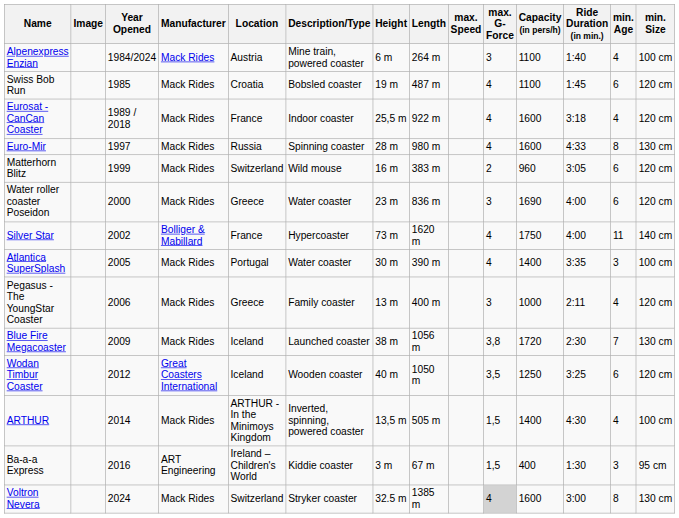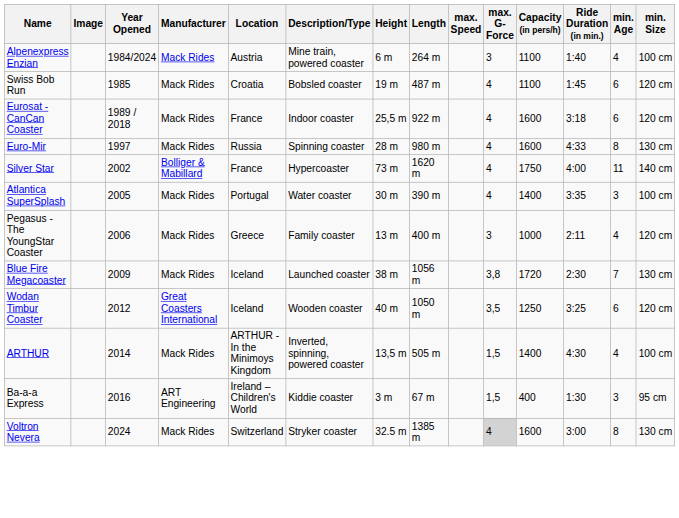(616, 118) 4 -> (616, 118) 6
- row: (31, 168)
- row: (33, 202)
